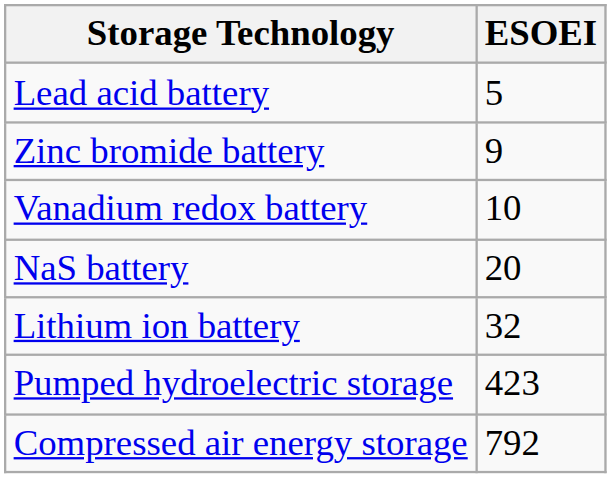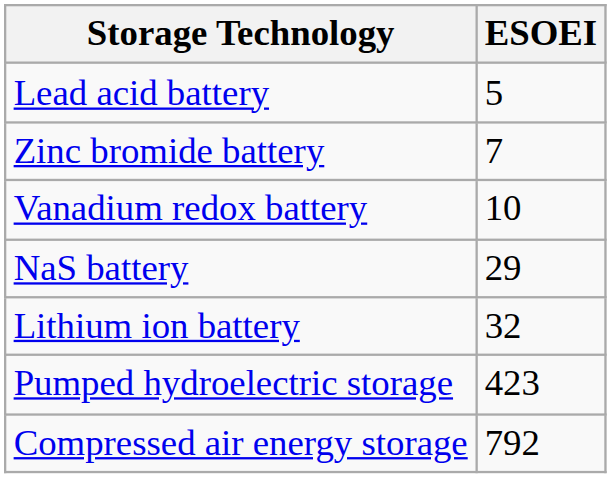(494, 150) 9 -> (494, 150) 7
(503, 267) 20 -> (503, 267) 29
